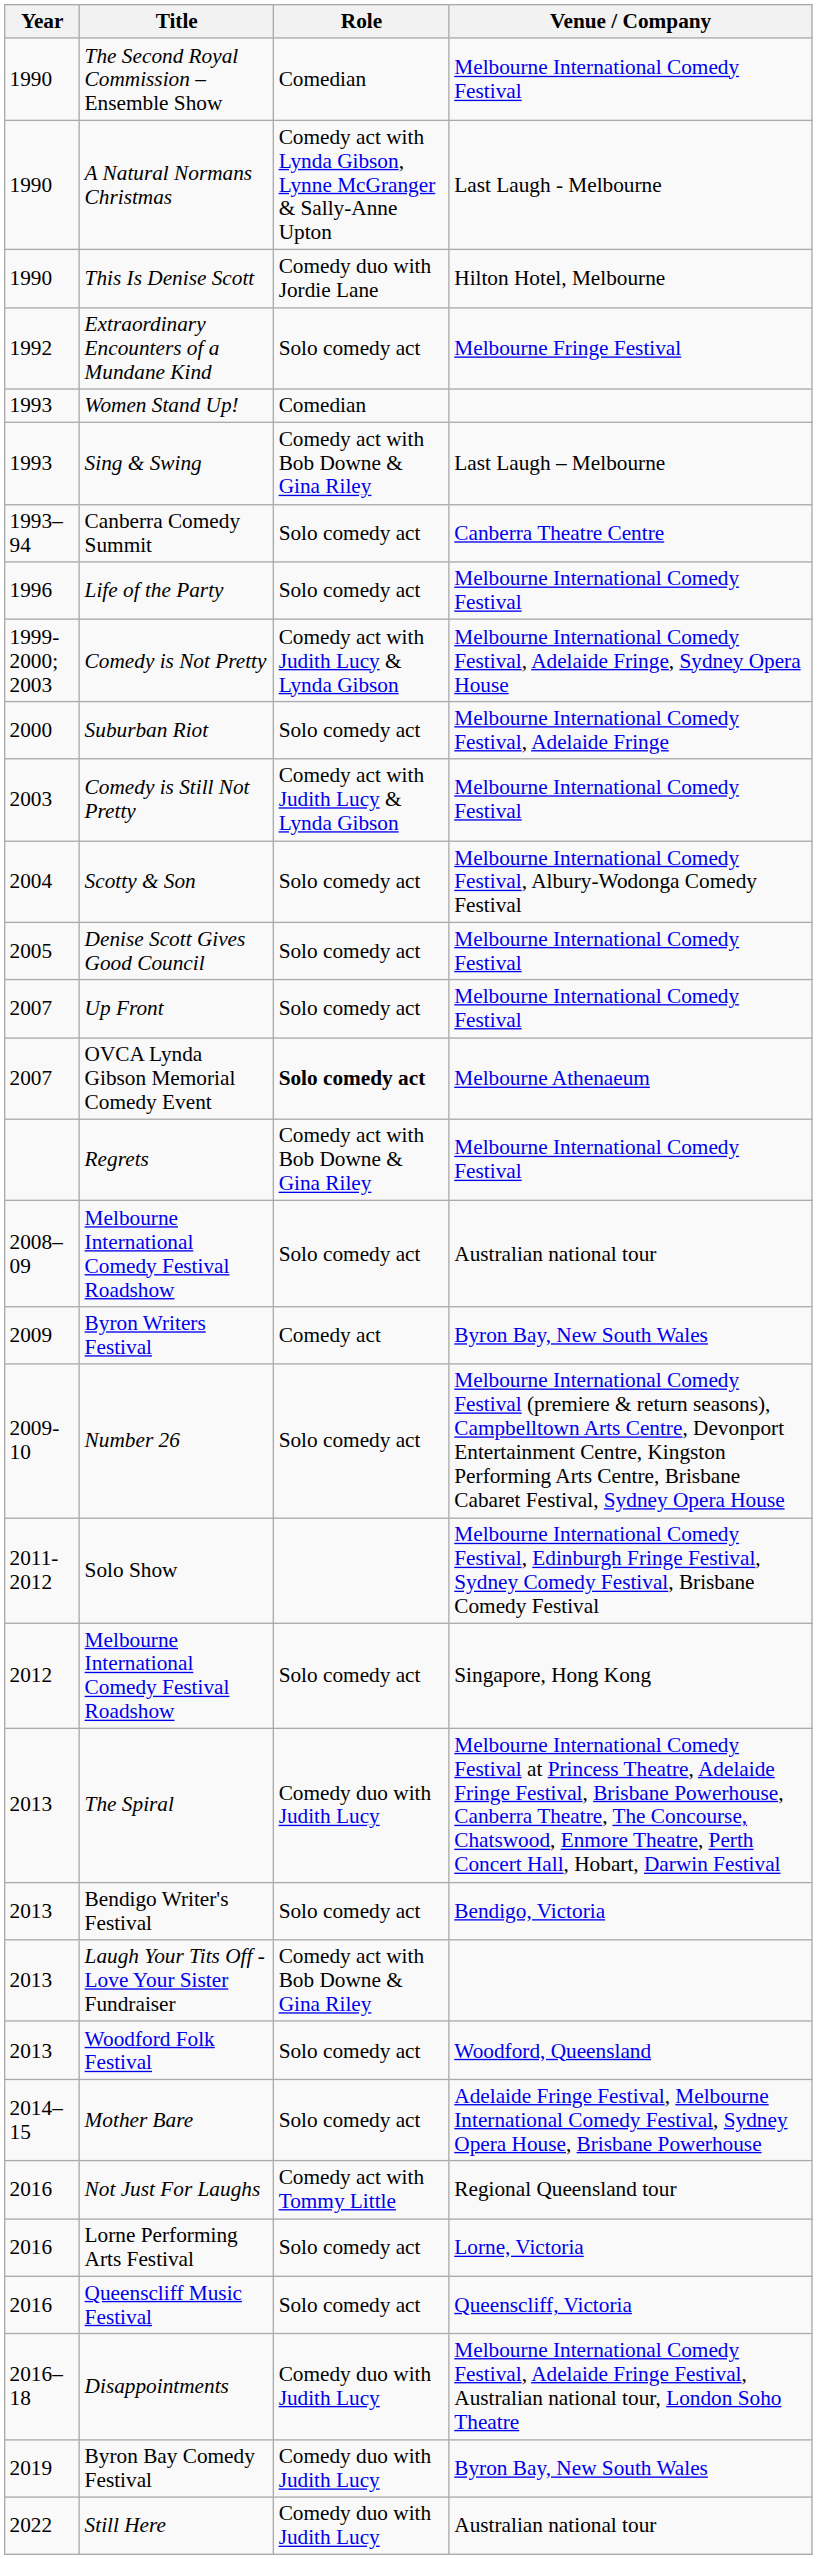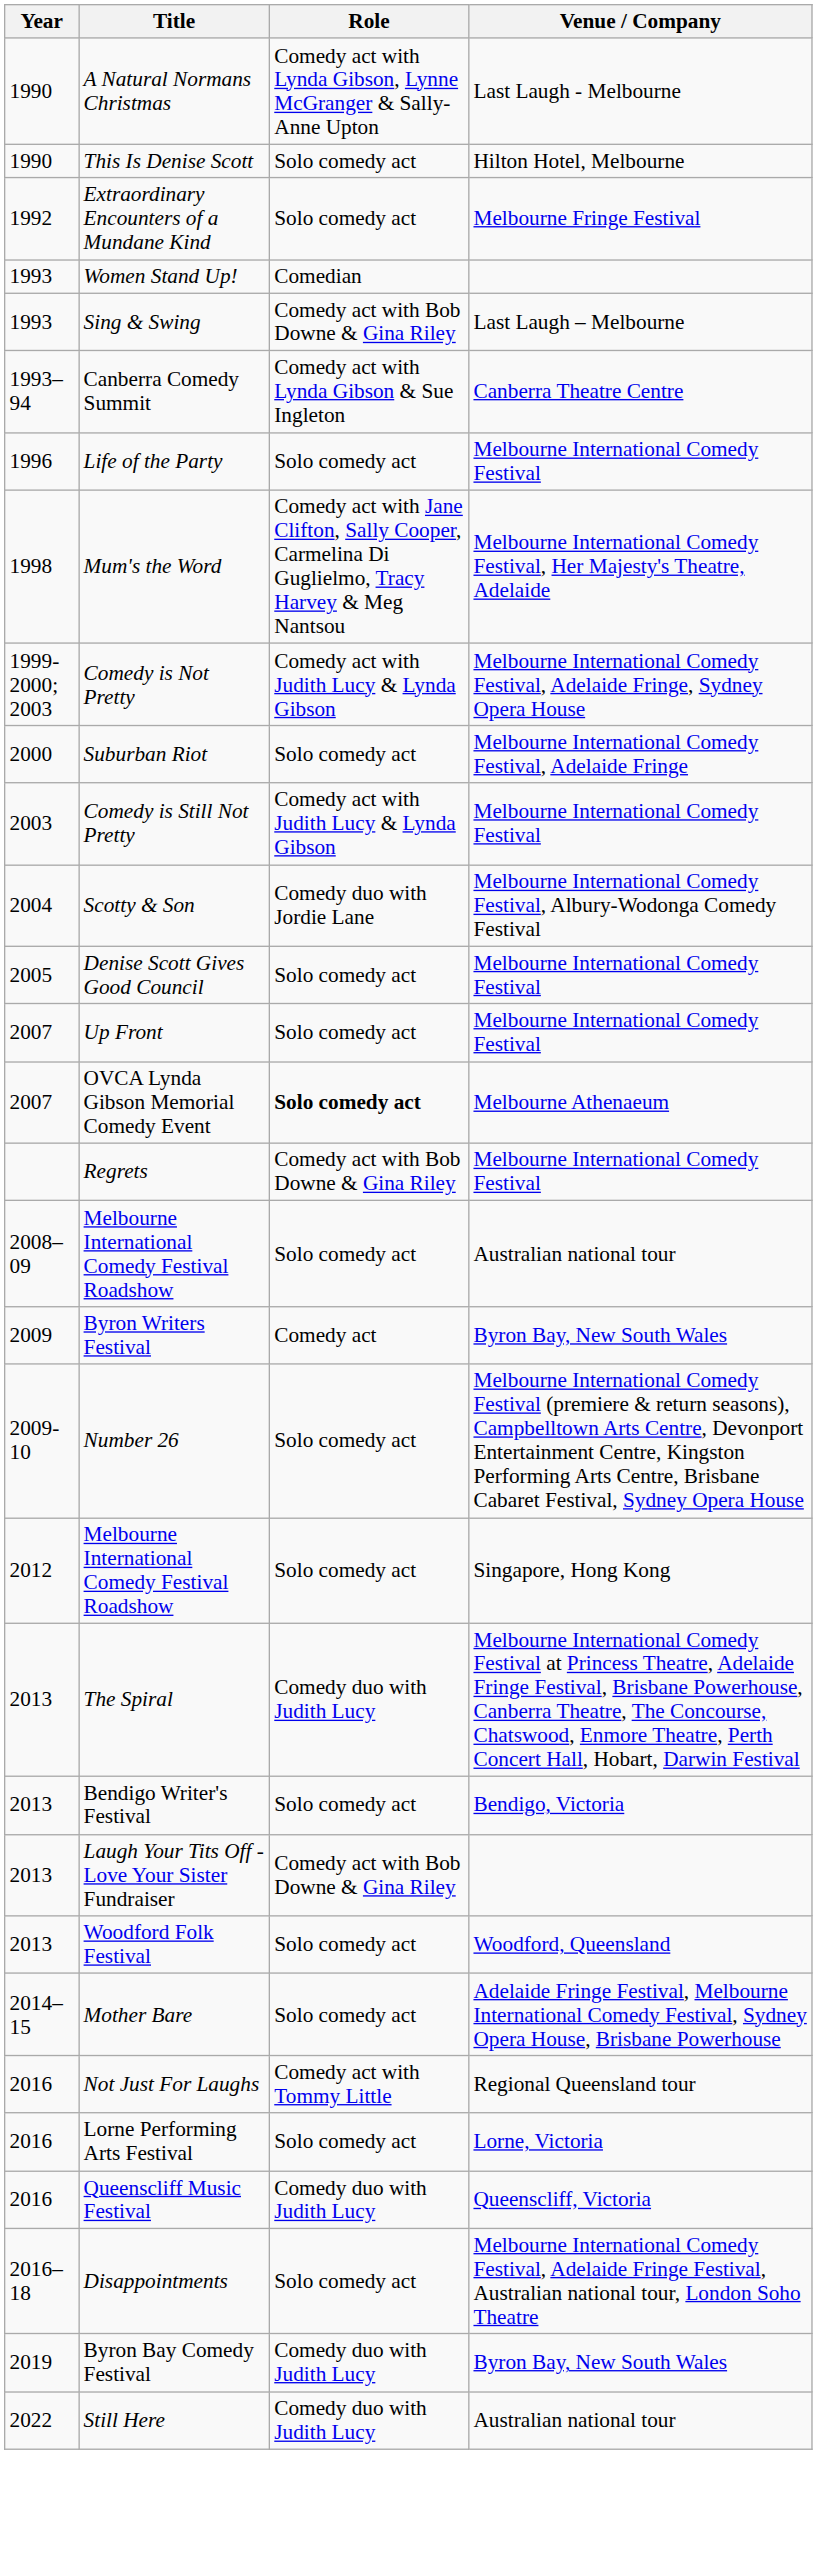- row: (161, 79)
(355, 278) Comedy duo with Jordie Lane -> (345, 160) Solo comedy act
(350, 532) Solo comedy act -> (364, 391) Comedy act with Lynda Gibson & Sue Ingleton
+ row: (152, 566)
(350, 881) Solo comedy act -> (351, 905) Comedy duo with Jordie Lane
- row: (131, 1570)
(350, 2304) Solo comedy act -> (351, 2199) Comedy duo with Judith Lucy
(355, 2386) Comedy duo with Judith Lucy -> (345, 2280) Solo comedy act
